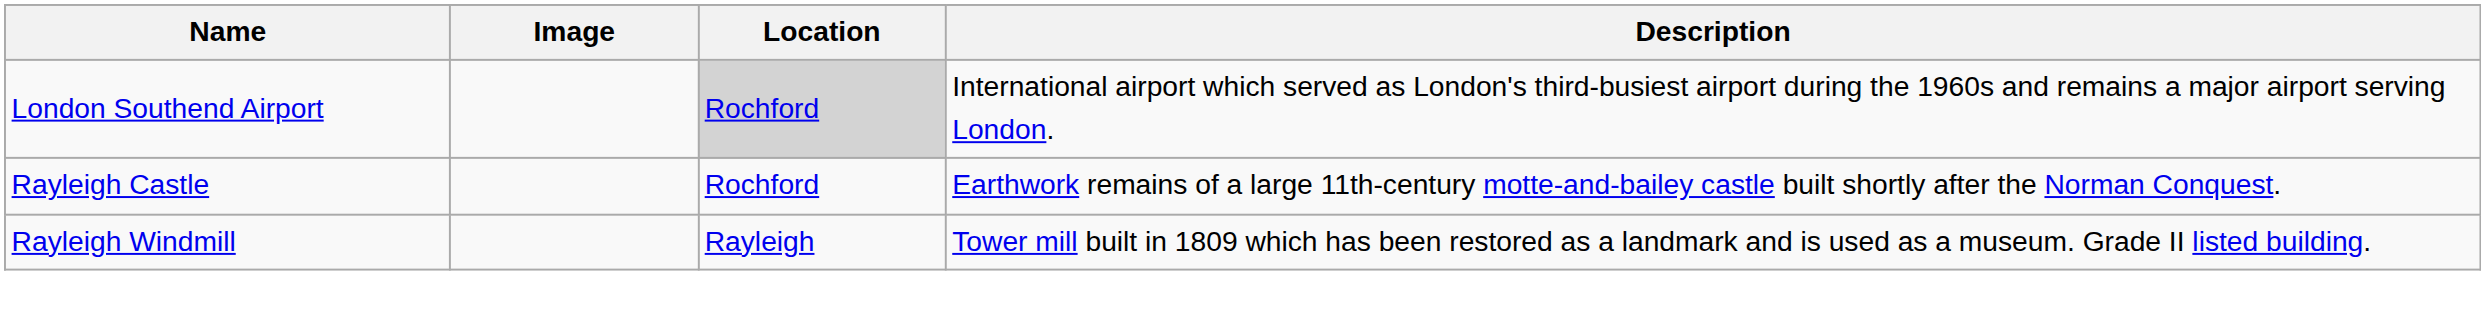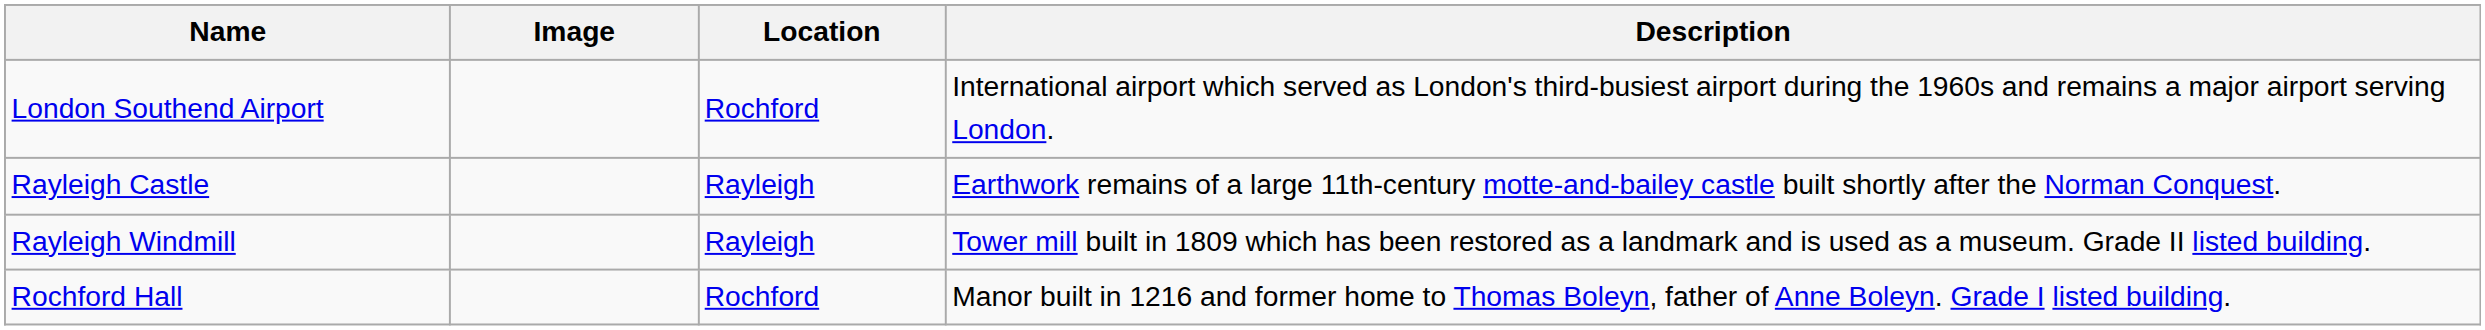(762, 108) lightgrey background -> (762, 108) no background
(762, 185) Rochford -> (760, 185) Rayleigh
+ row: (97, 296)
